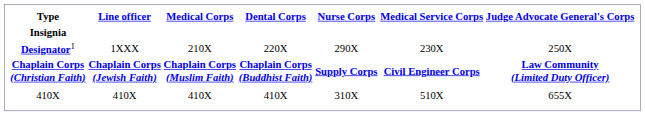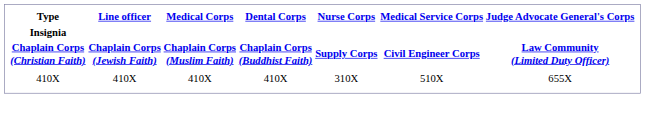- row: (48, 48)
